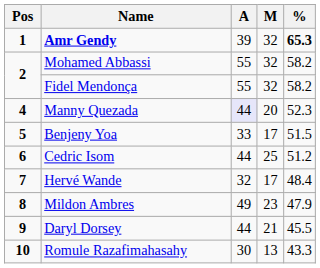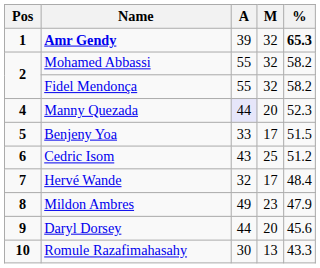(244, 157) 44 -> (244, 157) 43
(270, 228) 21 -> (270, 228) 20
(299, 228) 45.5 -> (299, 228) 45.6
